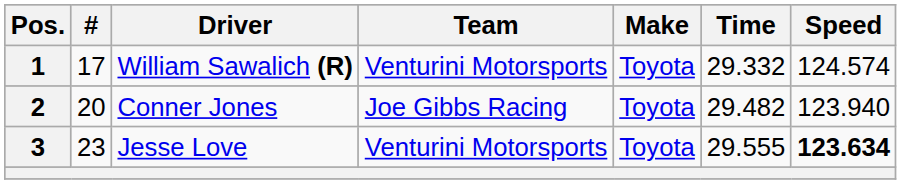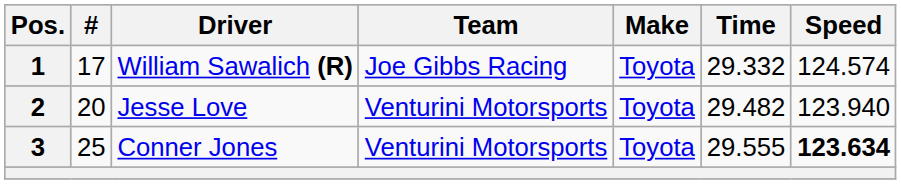(486, 66) Venturini Motorsports -> (466, 66) Joe Gibbs Racing
(197, 107) Conner Jones -> (182, 107) Jesse Love
(466, 107) Joe Gibbs Racing -> (486, 107) Venturini Motorsports
(91, 147) 23 -> (91, 147) 25
(182, 147) Jesse Love -> (197, 147) Conner Jones
